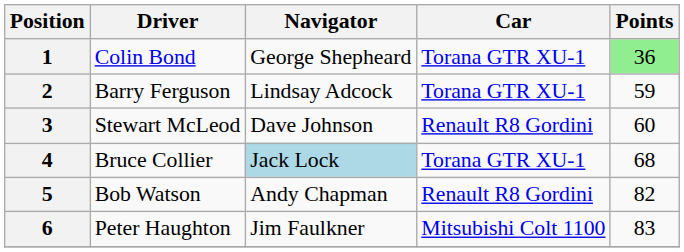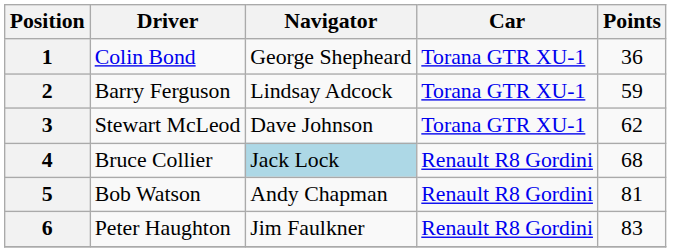(645, 56) lightgreen background -> (632, 56) no background
(507, 125) Renault R8 Gordini -> (503, 125) Torana GTR XU-1
(645, 125) 60 -> (632, 125) 62
(503, 159) Torana GTR XU-1 -> (507, 159) Renault R8 Gordini
(645, 194) 82 -> (632, 194) 81
(513, 228) Mitsubishi Colt 1100 -> (507, 228) Renault R8 Gordini
